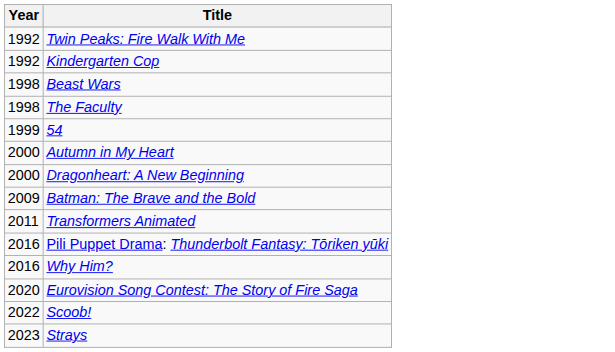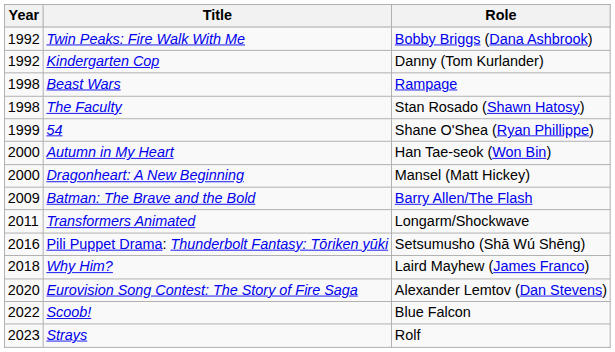+ column: (501, 15)
(24, 267) 2016 -> (24, 267) 2018
